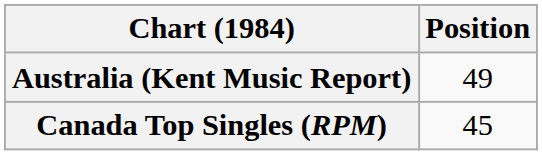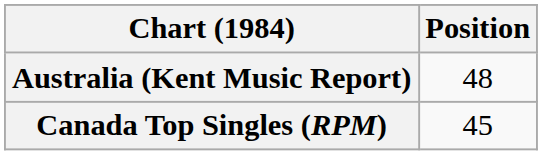(478, 76) 49 -> (478, 76) 48
